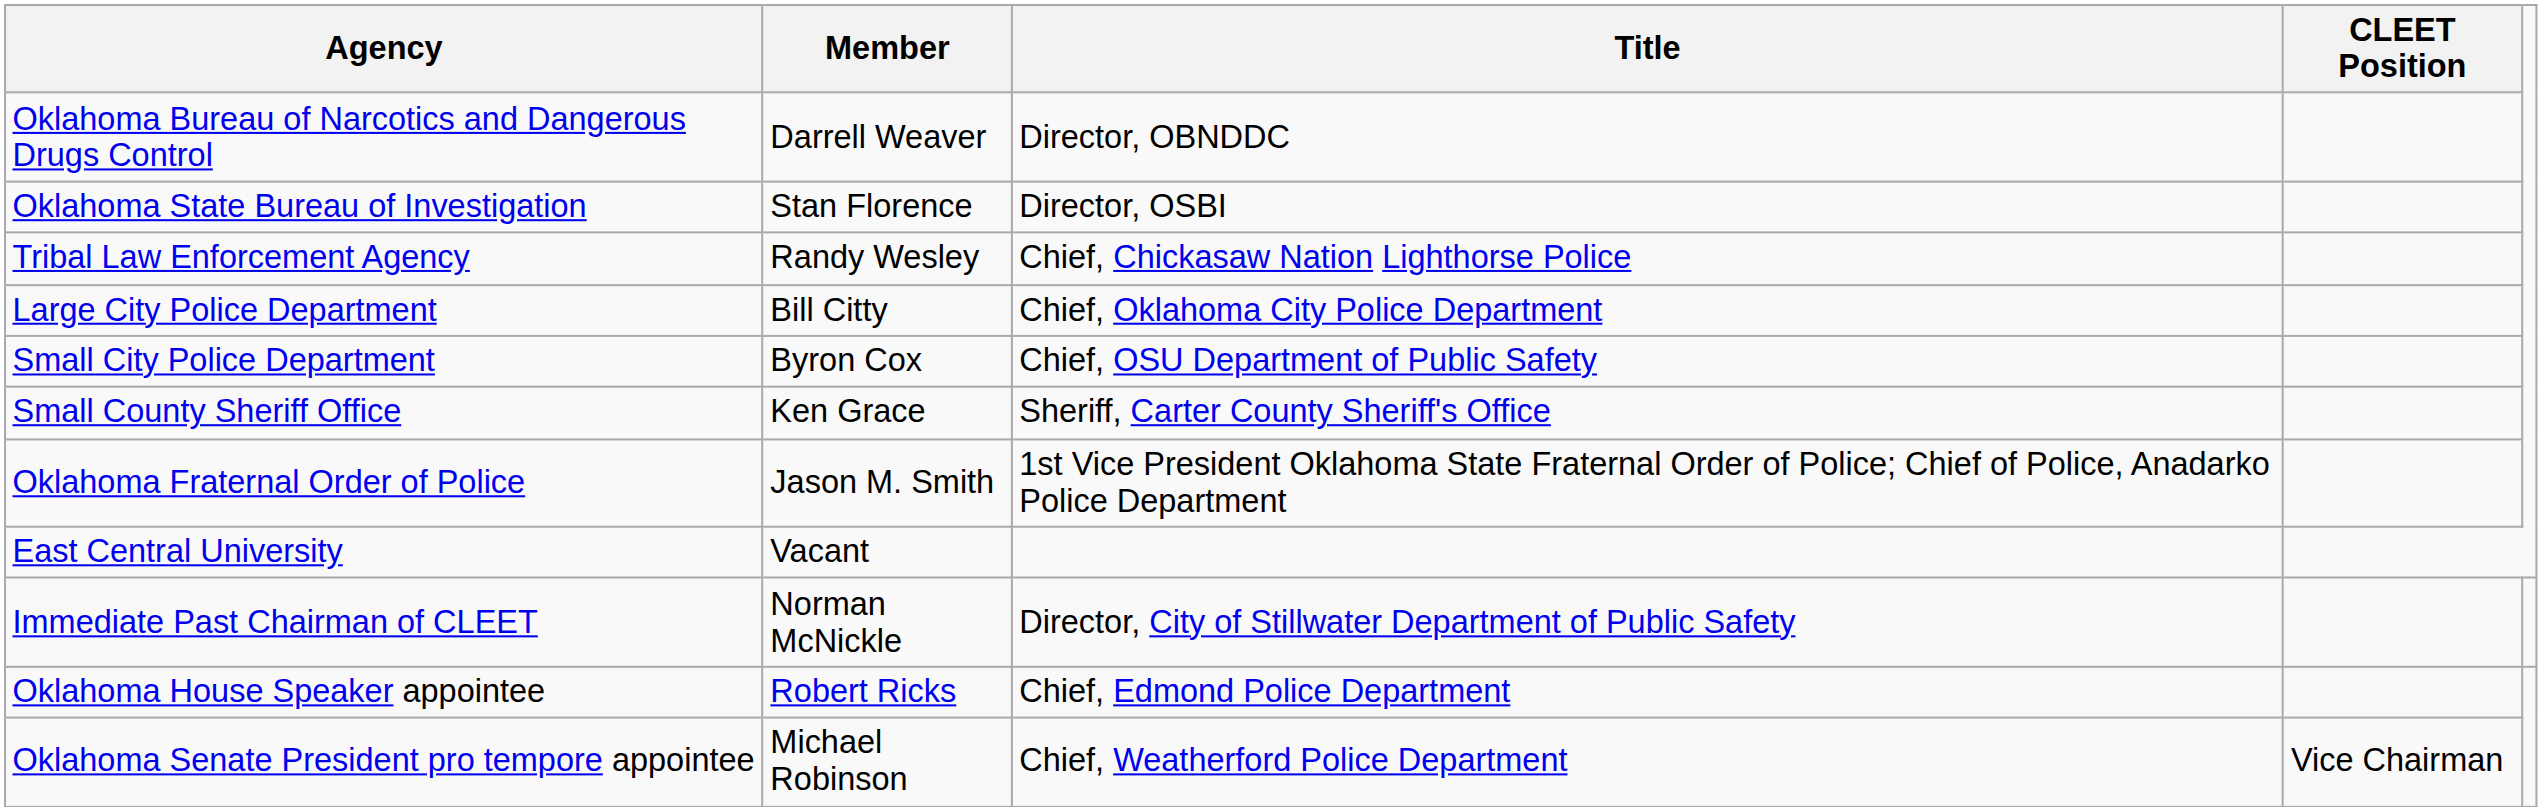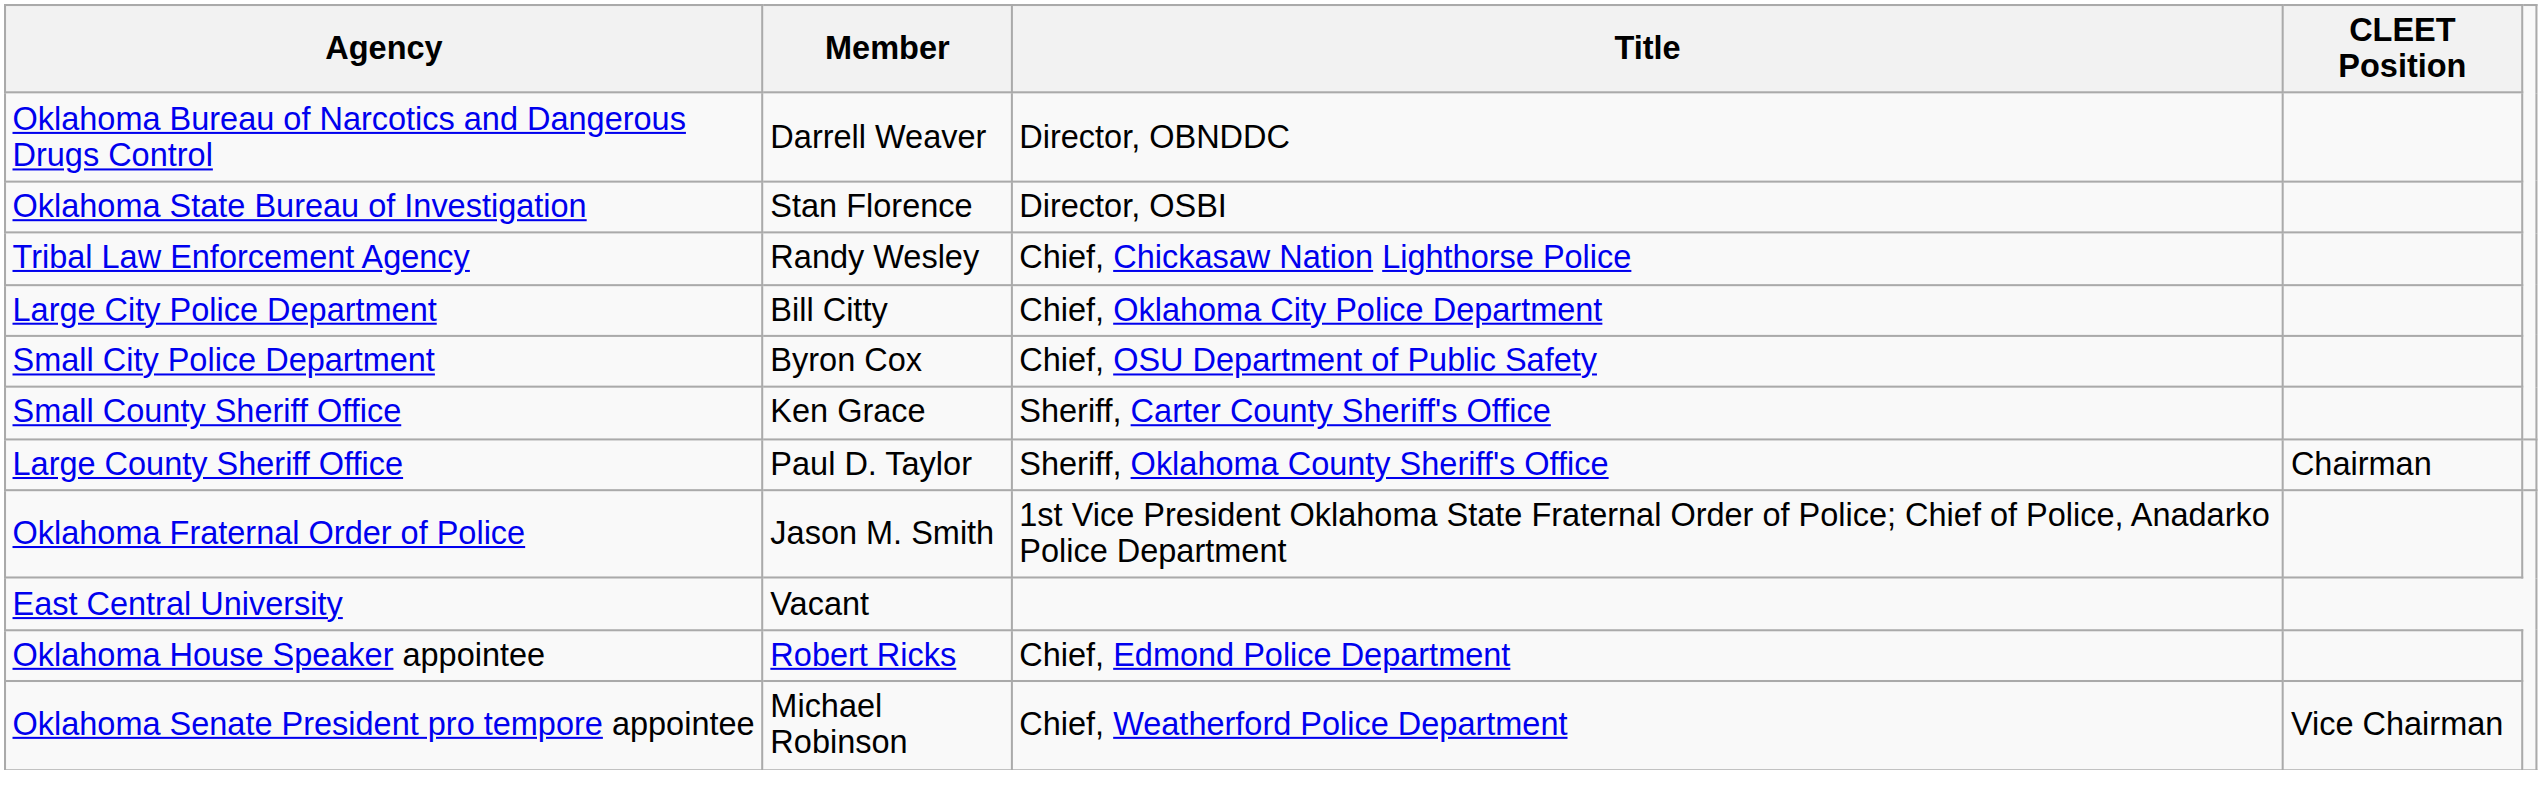+ row: (208, 463)
- row: (275, 621)
